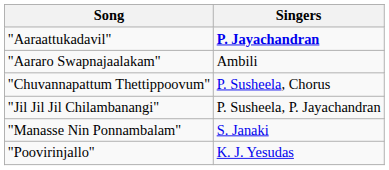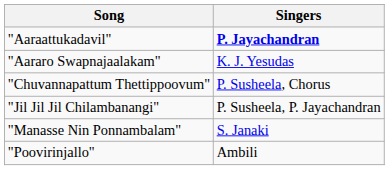(237, 61) Ambili -> (255, 61) K. J. Yesudas
(255, 152) K. J. Yesudas -> (237, 152) Ambili
